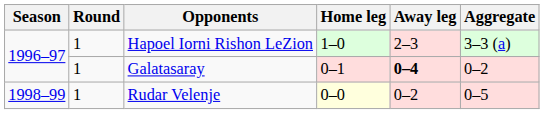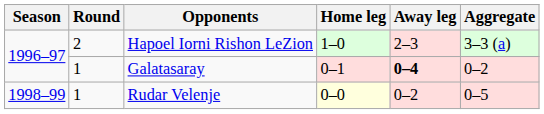(77, 43) 1 -> (77, 43) 2
